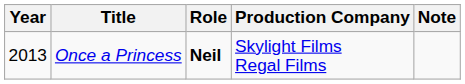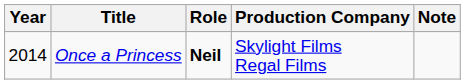(28, 55) 2013 -> (28, 55) 2014
